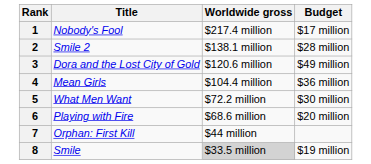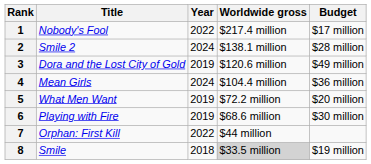+ column: (202, 13)
(323, 99) $30 million -> (338, 99) $20 million
(323, 116) $20 million -> (338, 116) $30 million
